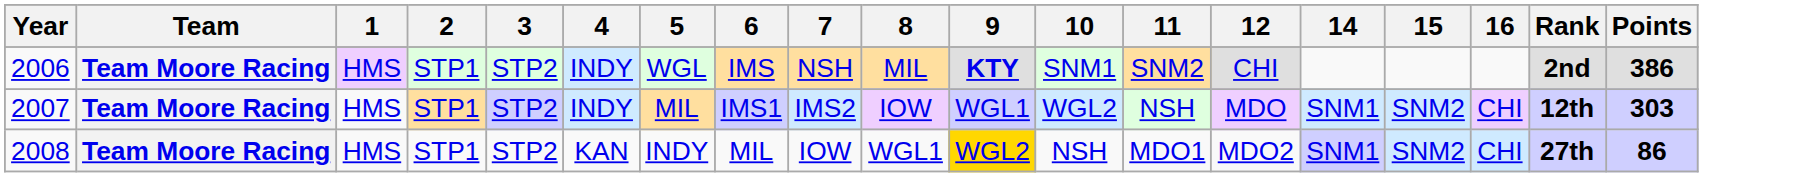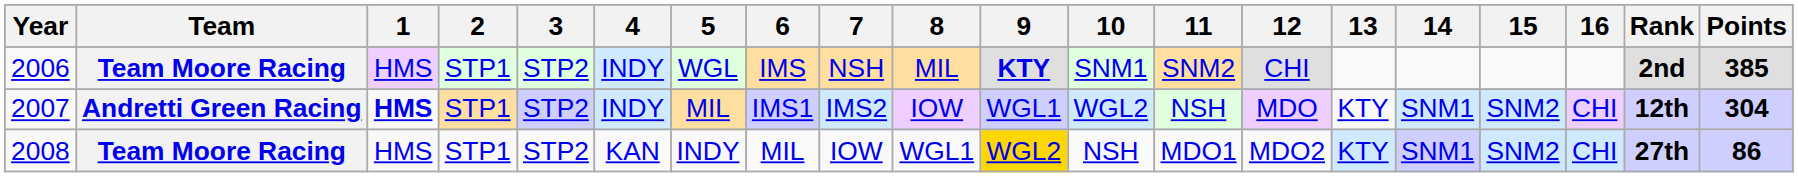+ column: (1363, 26)
(1652, 68) 386 -> (1747, 68) 385
(206, 109) Team Moore Racing -> (222, 109) Andretti Green Racing
(372, 109) normal -> (403, 109) bold
(1652, 109) 303 -> (1747, 109) 304
